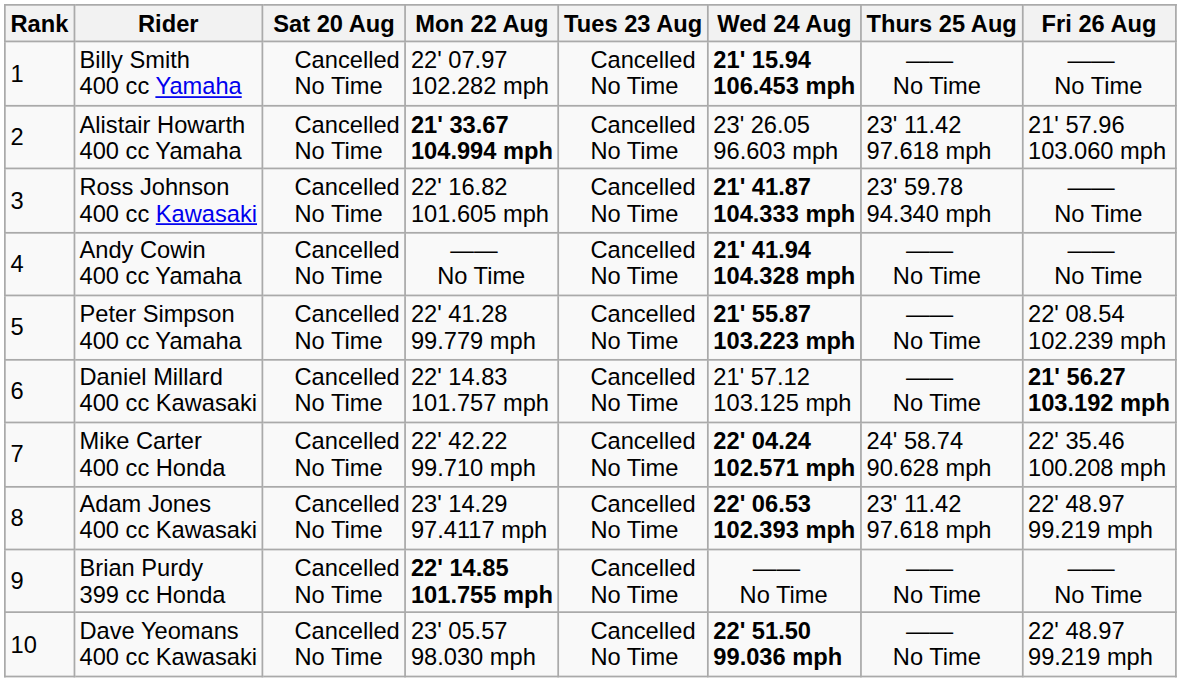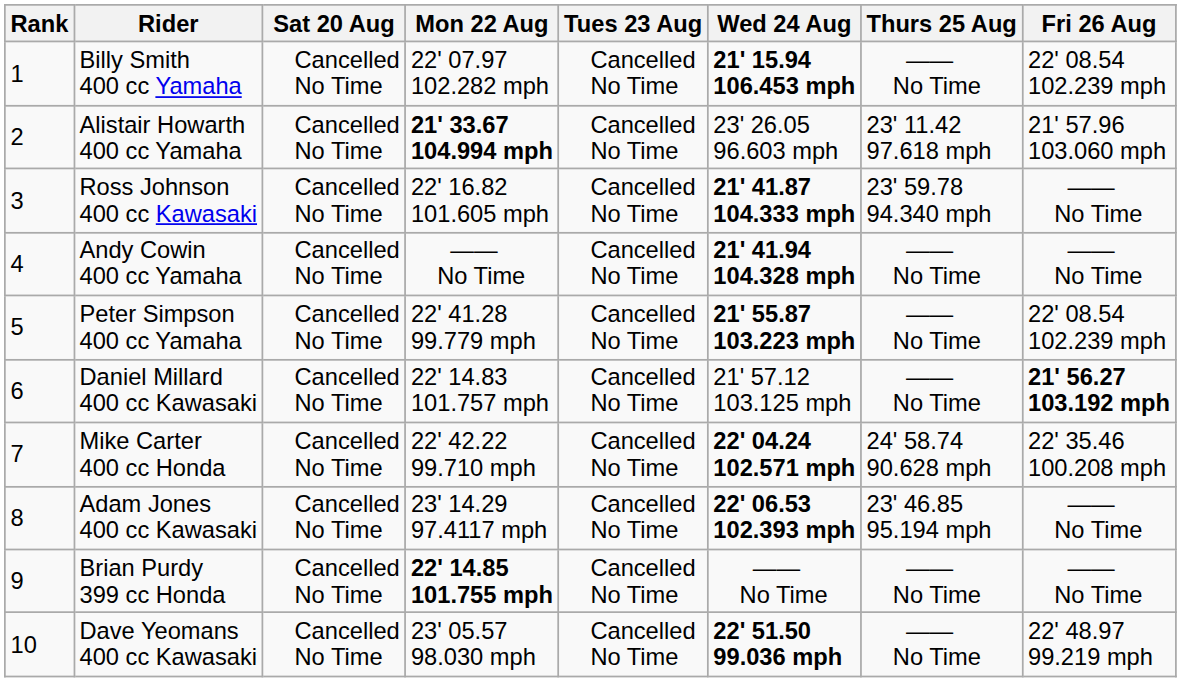(1085, 73) —— No Time -> (1097, 73) 22' 08.54 102.239 mph
(929, 517) 23' 11.42 97.618 mph -> (929, 517) 23' 46.85 95.194 mph
(1090, 517) 22' 48.97 99.219 mph -> (1085, 517) —— No Time
